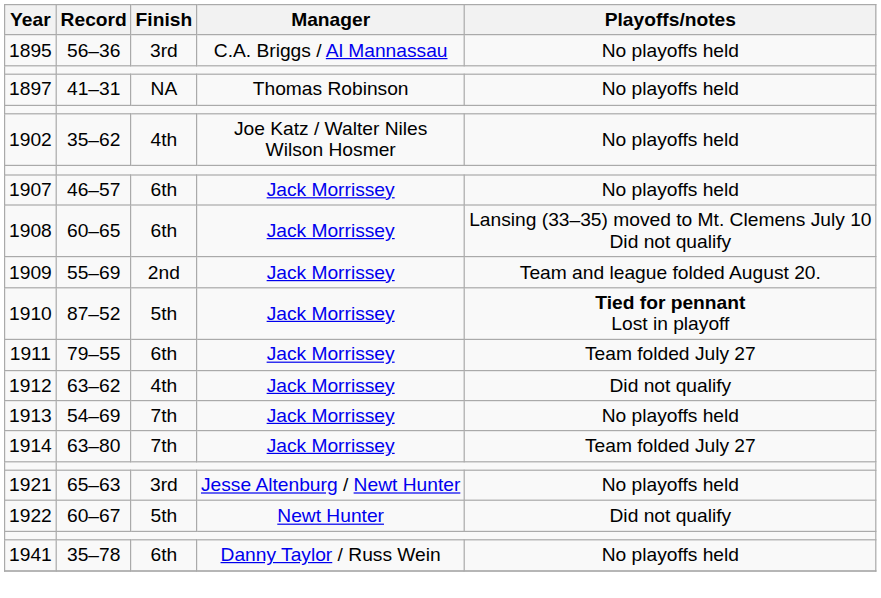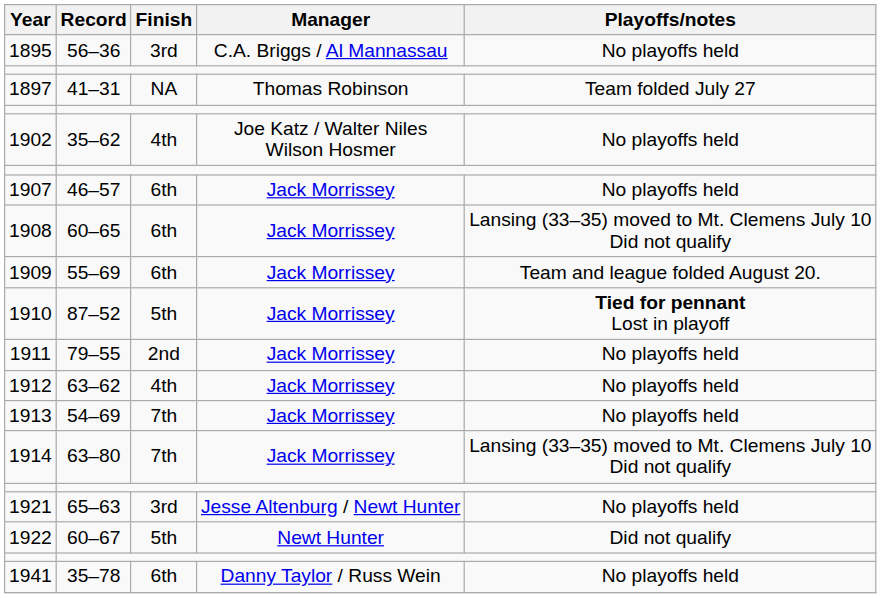(670, 89) No playoffs held -> (670, 89) Team folded July 27
(164, 272) 2nd -> (164, 272) 6th
(164, 354) 6th -> (164, 354) 2nd
(670, 354) Team folded July 27 -> (670, 354) No playoffs held
(670, 385) Did not qualify -> (670, 385) No playoffs held
(670, 446) Team folded July 27 -> (670, 456) Lansing (33–35) moved to Mt. Clemens July 10 Did not qualify
